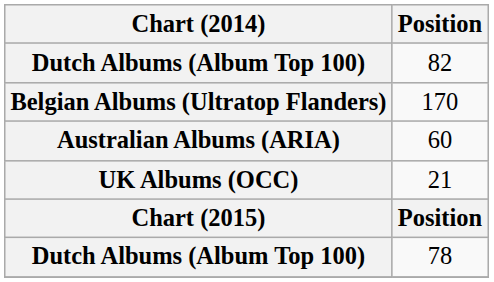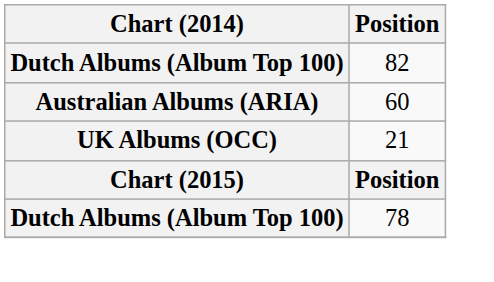- row: (440, 101)
